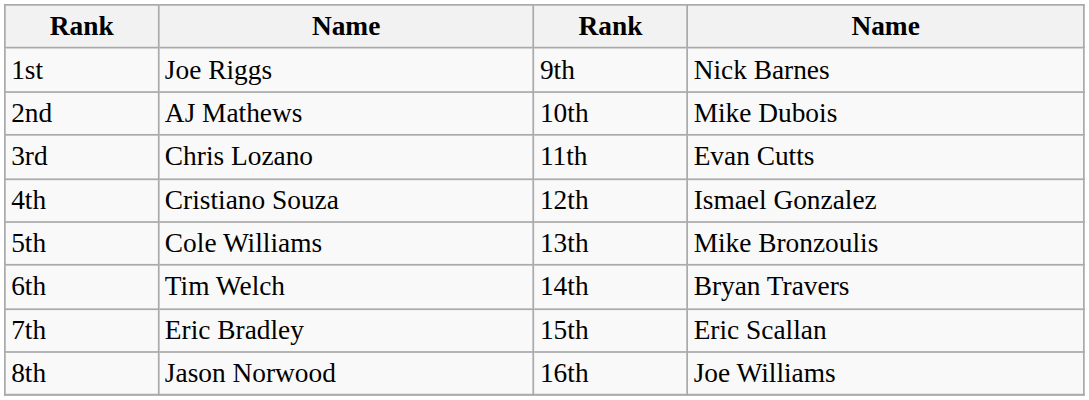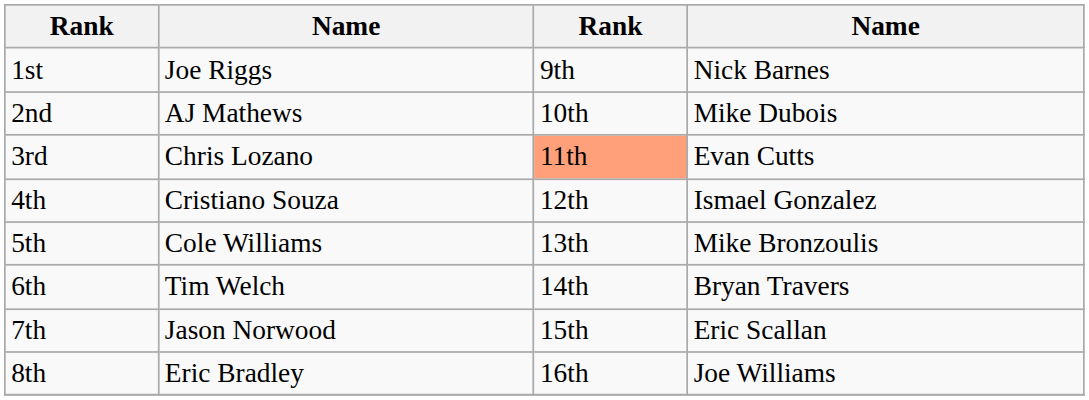(564, 156) no background -> (564, 156) lightsalmon background
(234, 329) Eric Bradley -> (250, 329) Jason Norwood
(250, 373) Jason Norwood -> (234, 373) Eric Bradley
